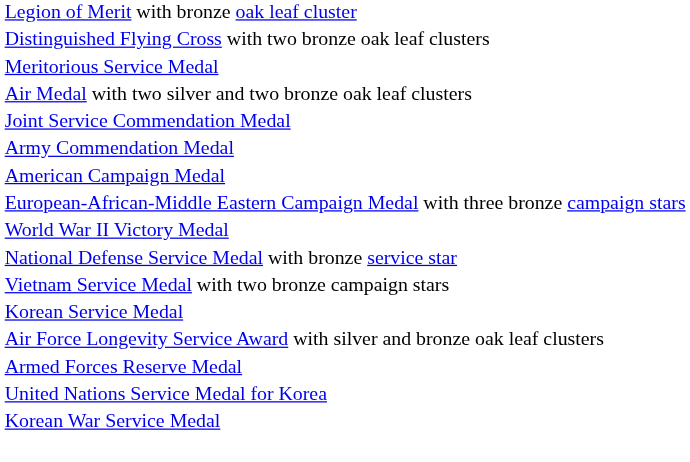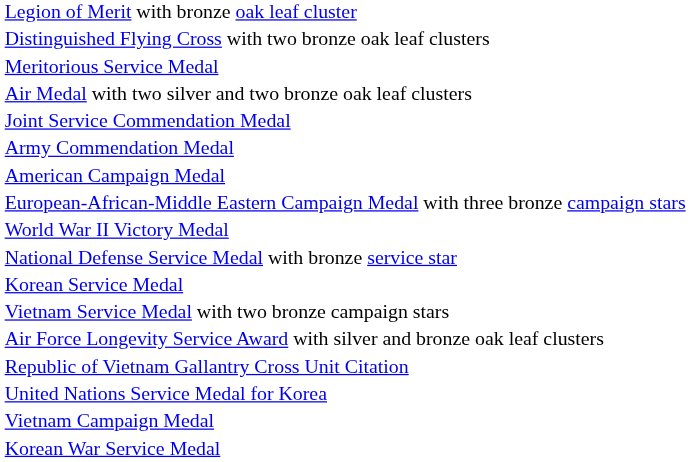rows swapped: (94, 311) <-> (227, 284)
- row: (123, 366)
+ row: (207, 366)
+ row: (109, 420)
